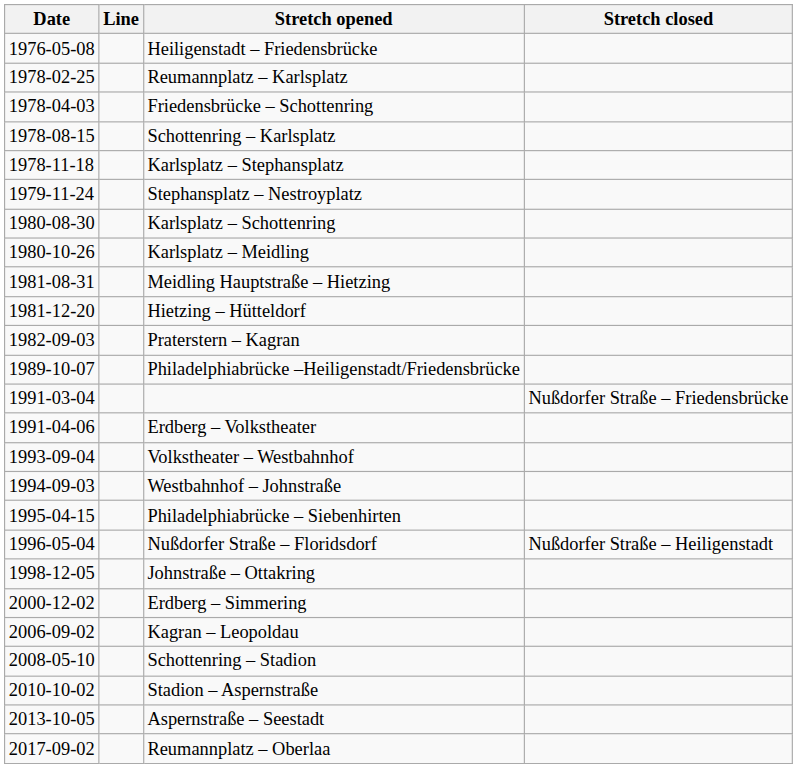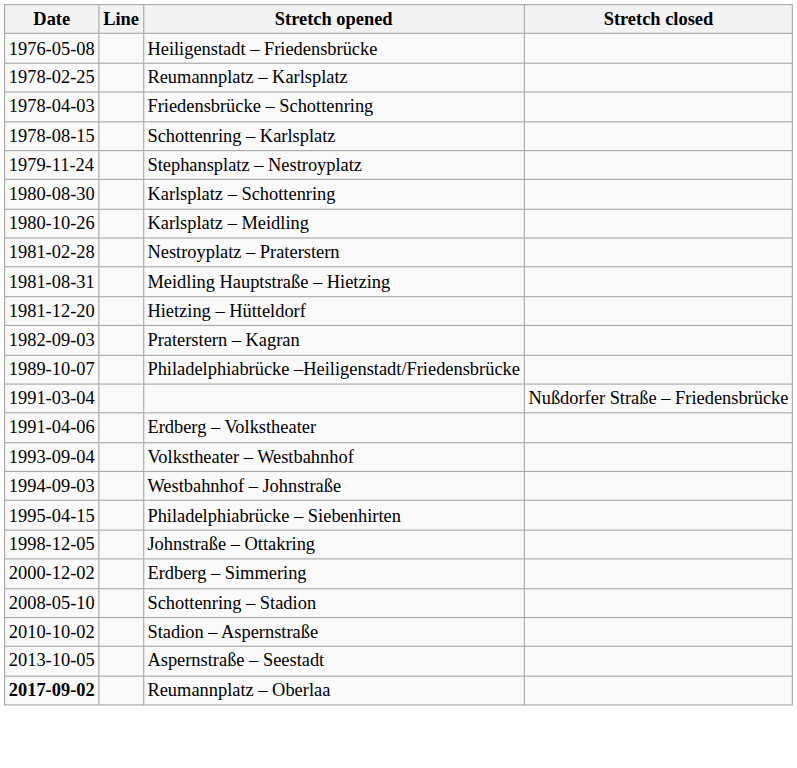- row: (246, 164)
+ row: (243, 252)
- row: (262, 544)
- row: (223, 631)
(52, 748) normal -> (52, 690) bold
